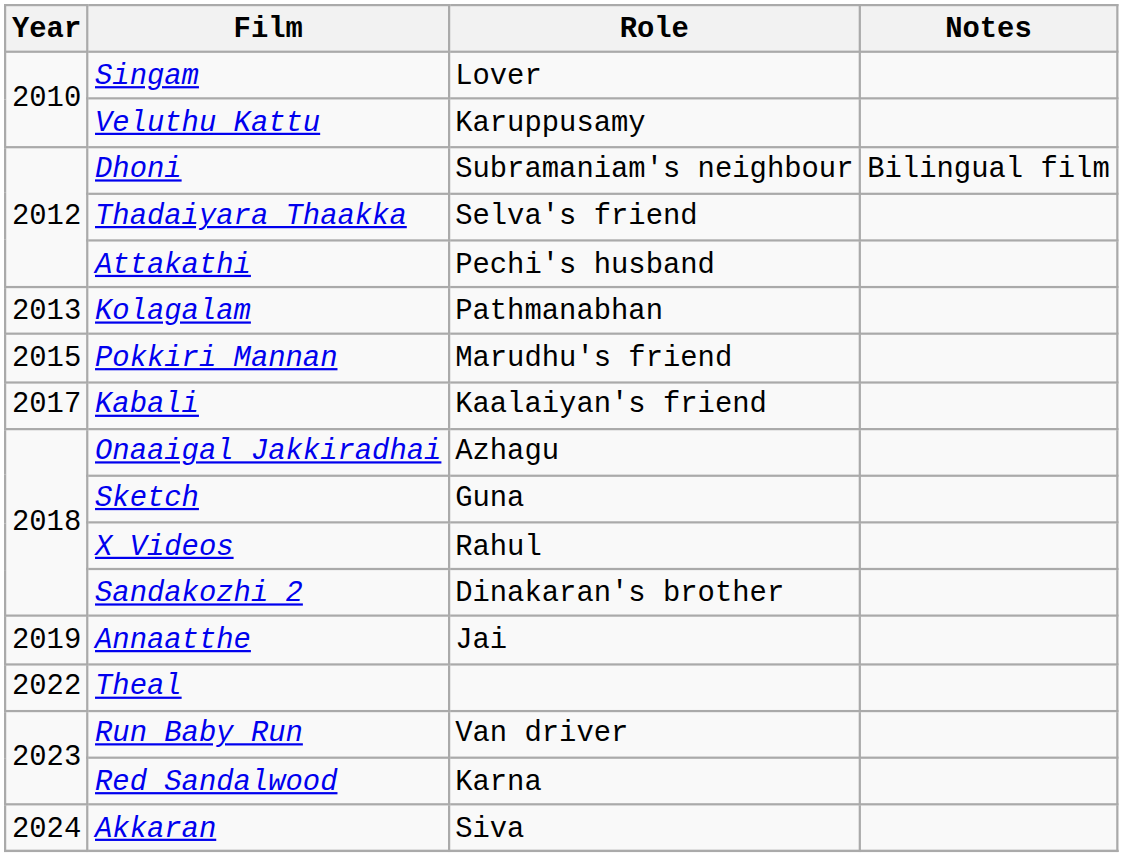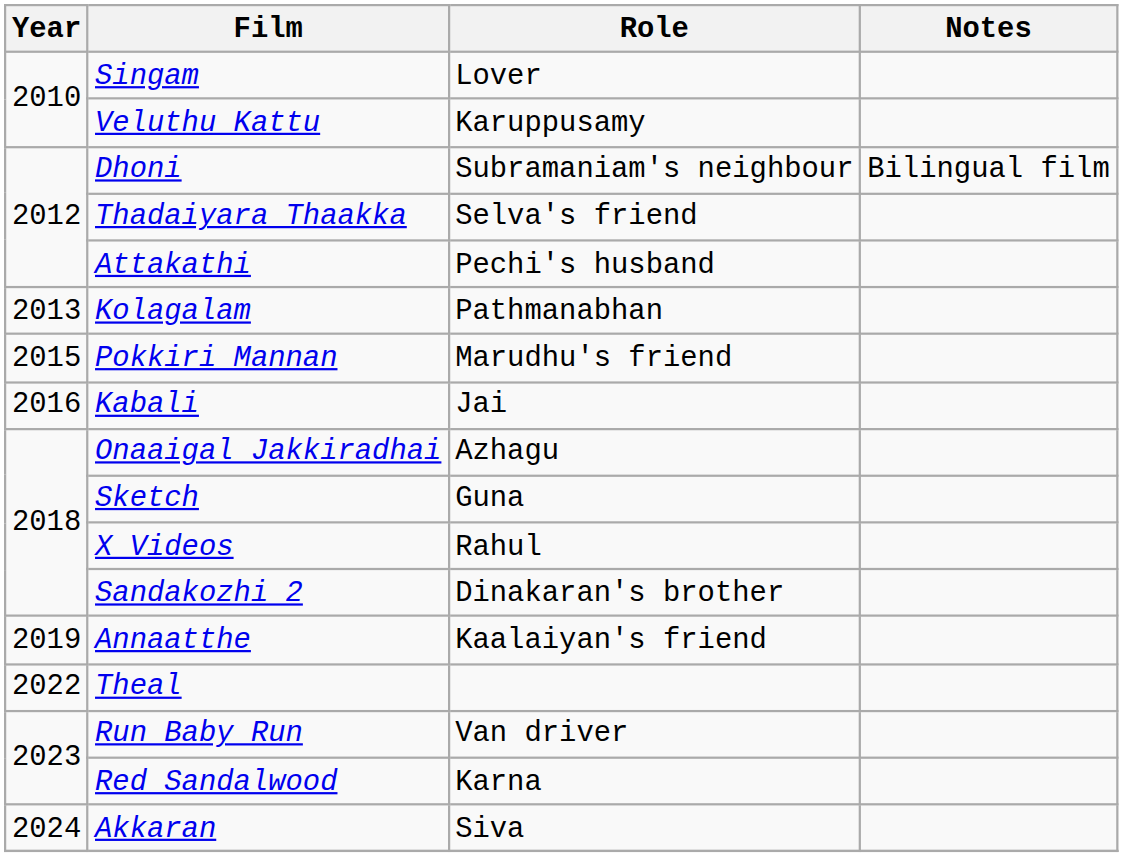(47, 405) 2017 -> (47, 405) 2016
(611, 405) Kaalaiyan's friend -> (481, 405) Jai
(481, 640) Jai -> (611, 640) Kaalaiyan's friend
